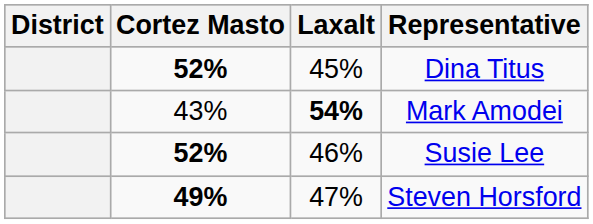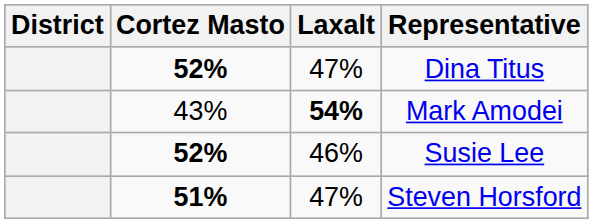(336, 68) 45% -> (336, 68) 47%
(200, 196) 49% -> (200, 196) 51%
